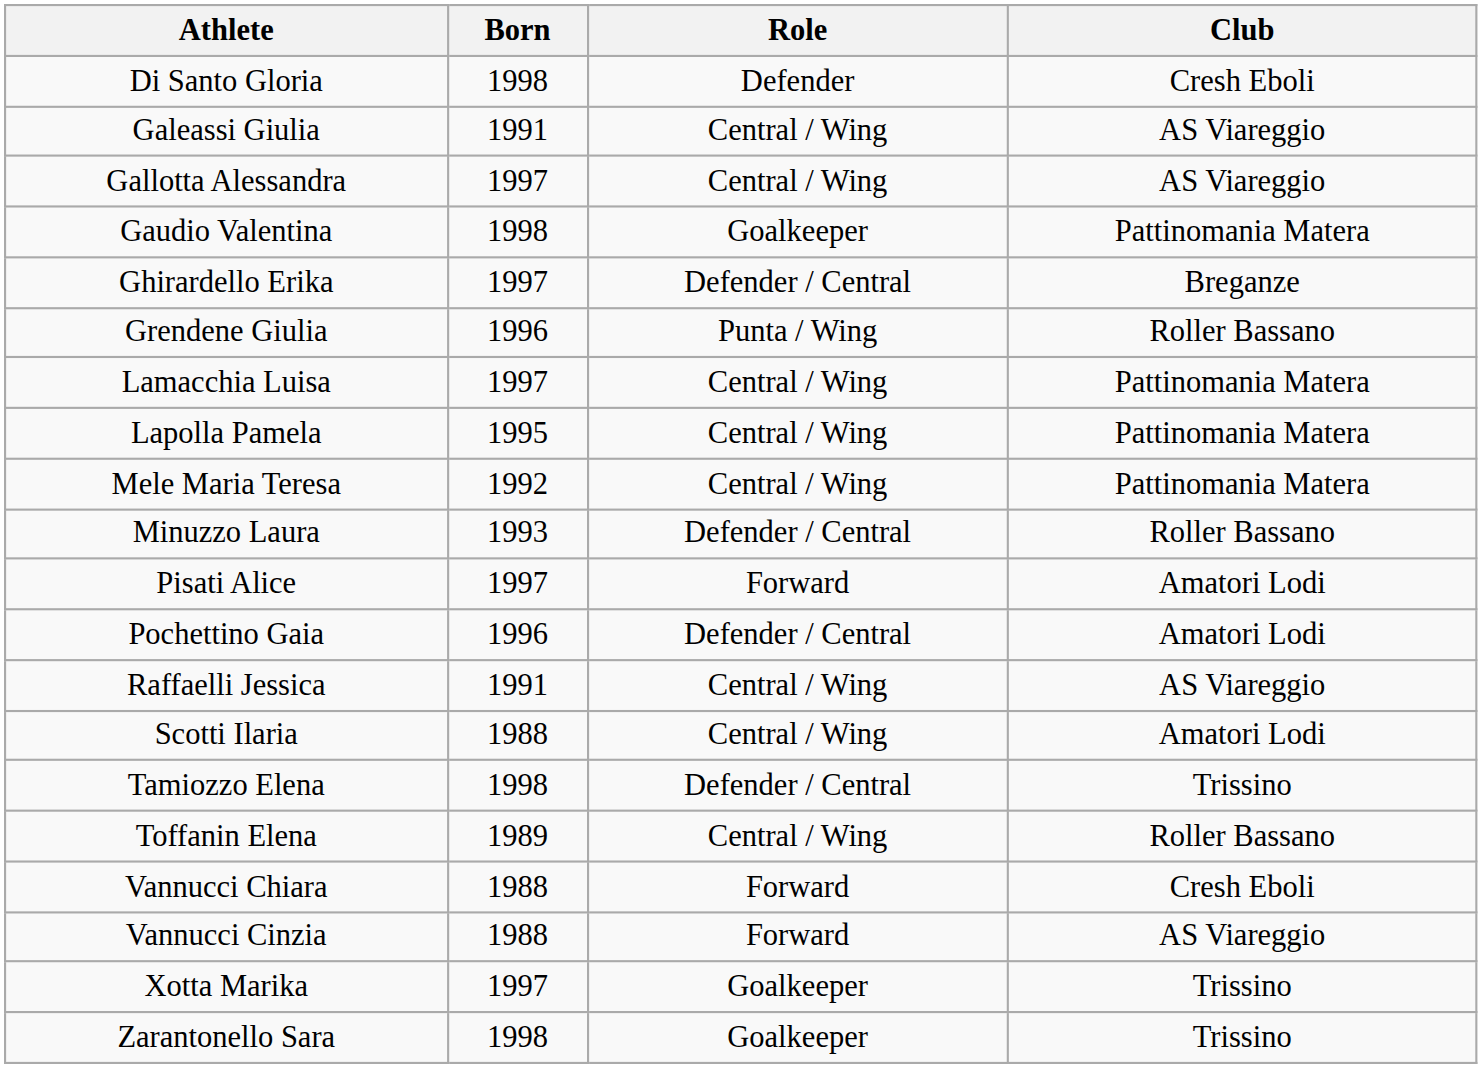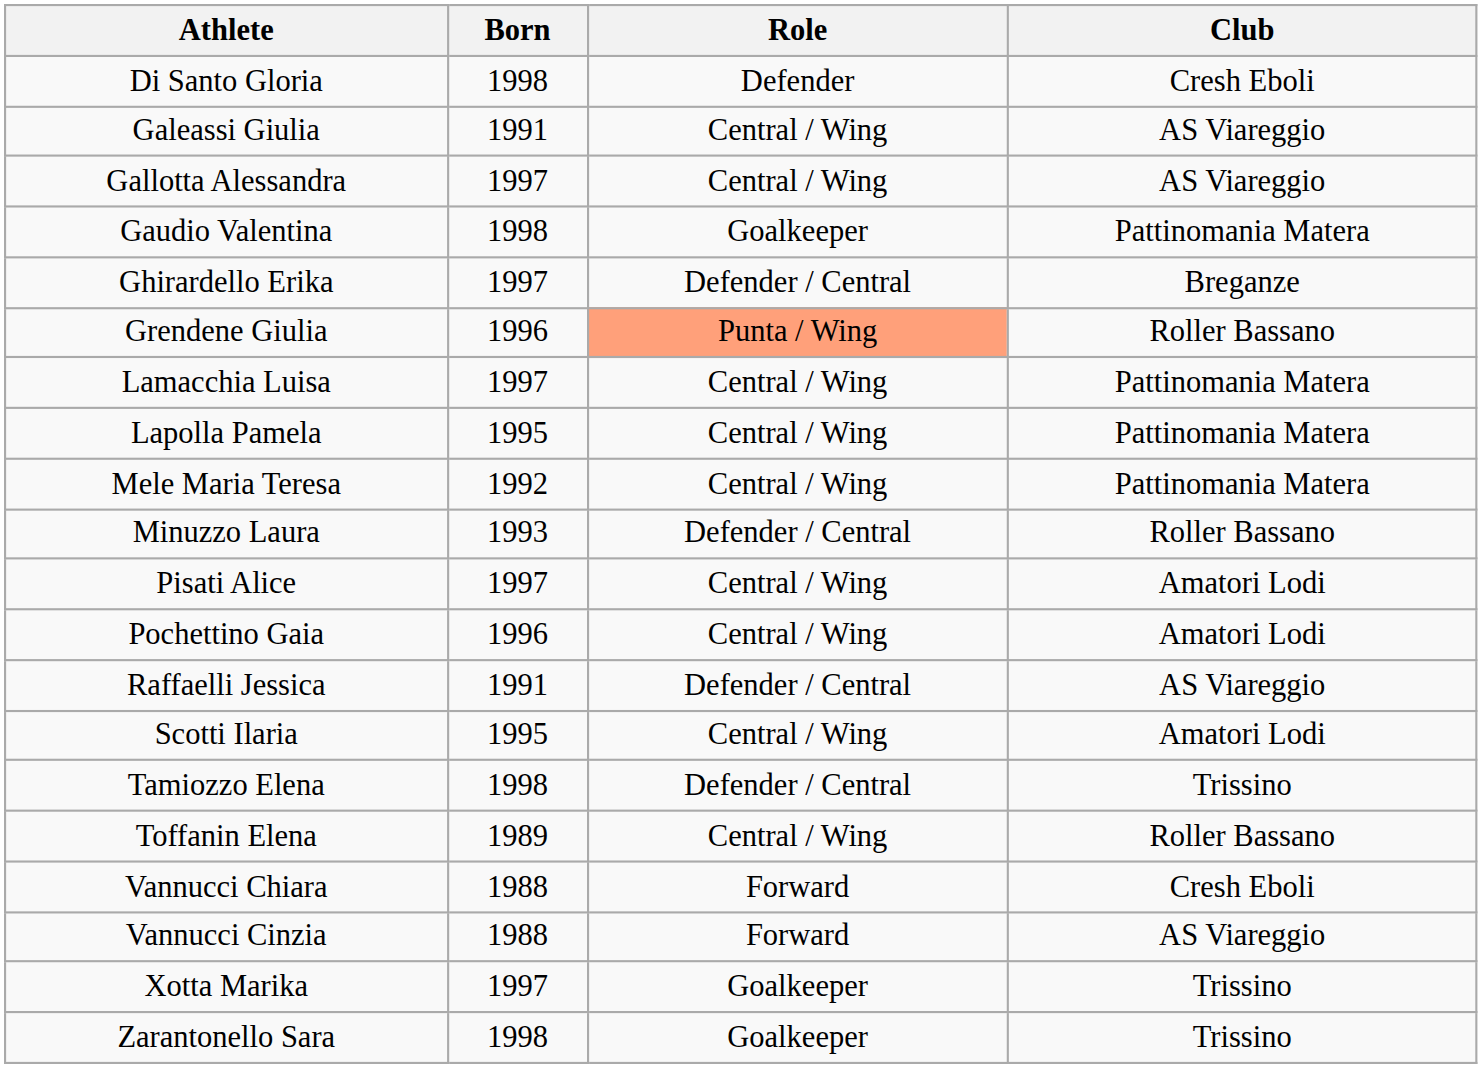(798, 332) no background -> (798, 332) lightsalmon background
(798, 583) Forward -> (798, 583) Central / Wing
(798, 634) Defender / Central -> (798, 634) Central / Wing
(798, 684) Central / Wing -> (798, 684) Defender / Central
(517, 734) 1988 -> (517, 734) 1995
